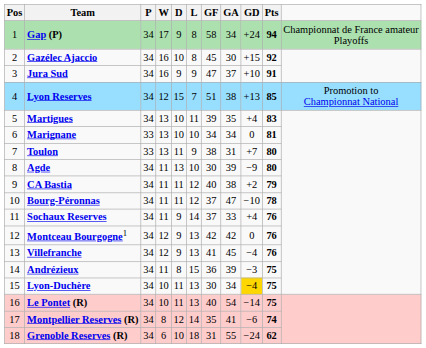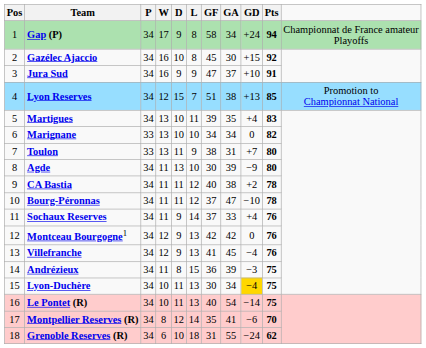(272, 135) 81 -> (272, 135) 82
(272, 184) 79 -> (272, 184) 78
(272, 319) 74 -> (272, 319) 70
